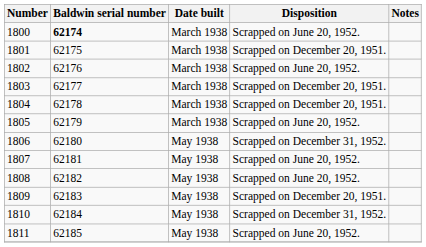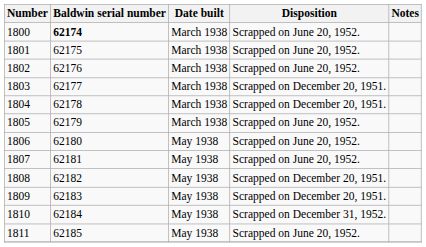(309, 50) Scrapped on December 20, 1951. -> (296, 50) Scrapped on June 20, 1952.
(309, 141) Scrapped on December 31, 1952. -> (296, 141) Scrapped on June 20, 1952.
(296, 178) Scrapped on June 20, 1952. -> (309, 178) Scrapped on December 20, 1951.
